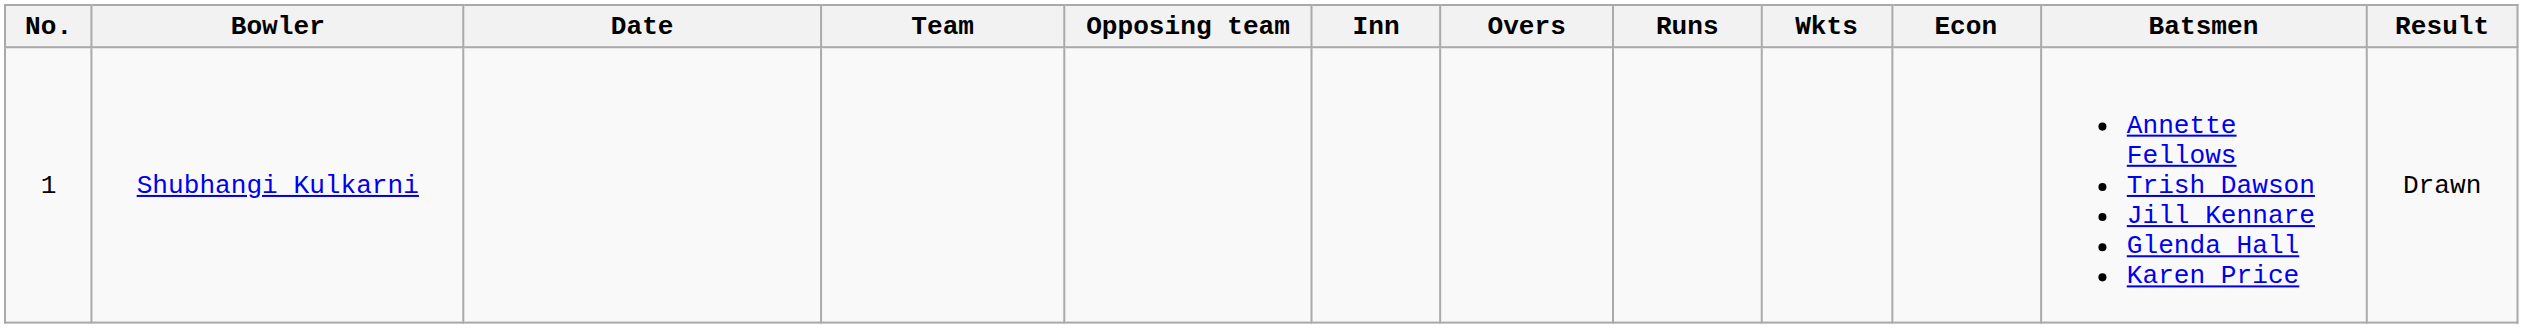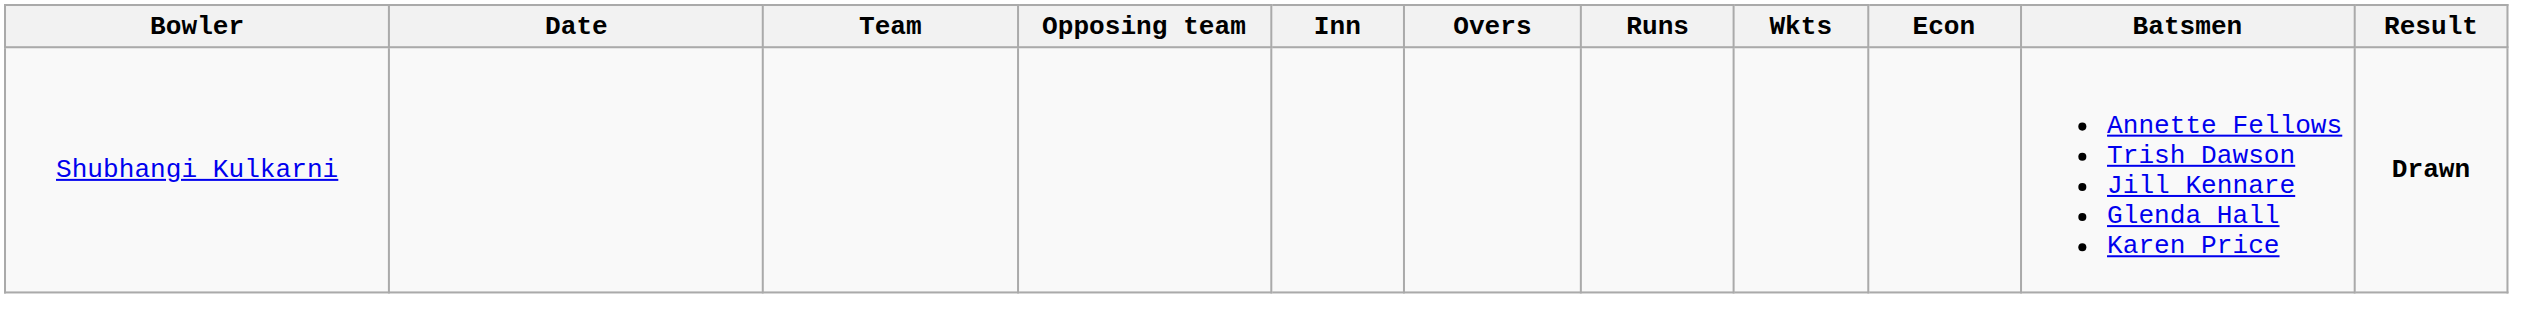- column: (49, 26)
(2442, 185) normal -> (2431, 170) bold
